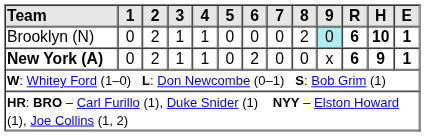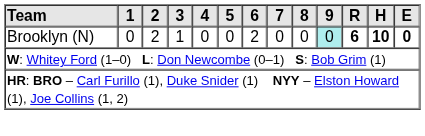(205, 37) 1 -> (205, 37) 0
(255, 37) 0 -> (255, 37) 2
(304, 37) 2 -> (304, 37) 0
(407, 37) 1 -> (407, 37) 0
- row: (55, 58)
